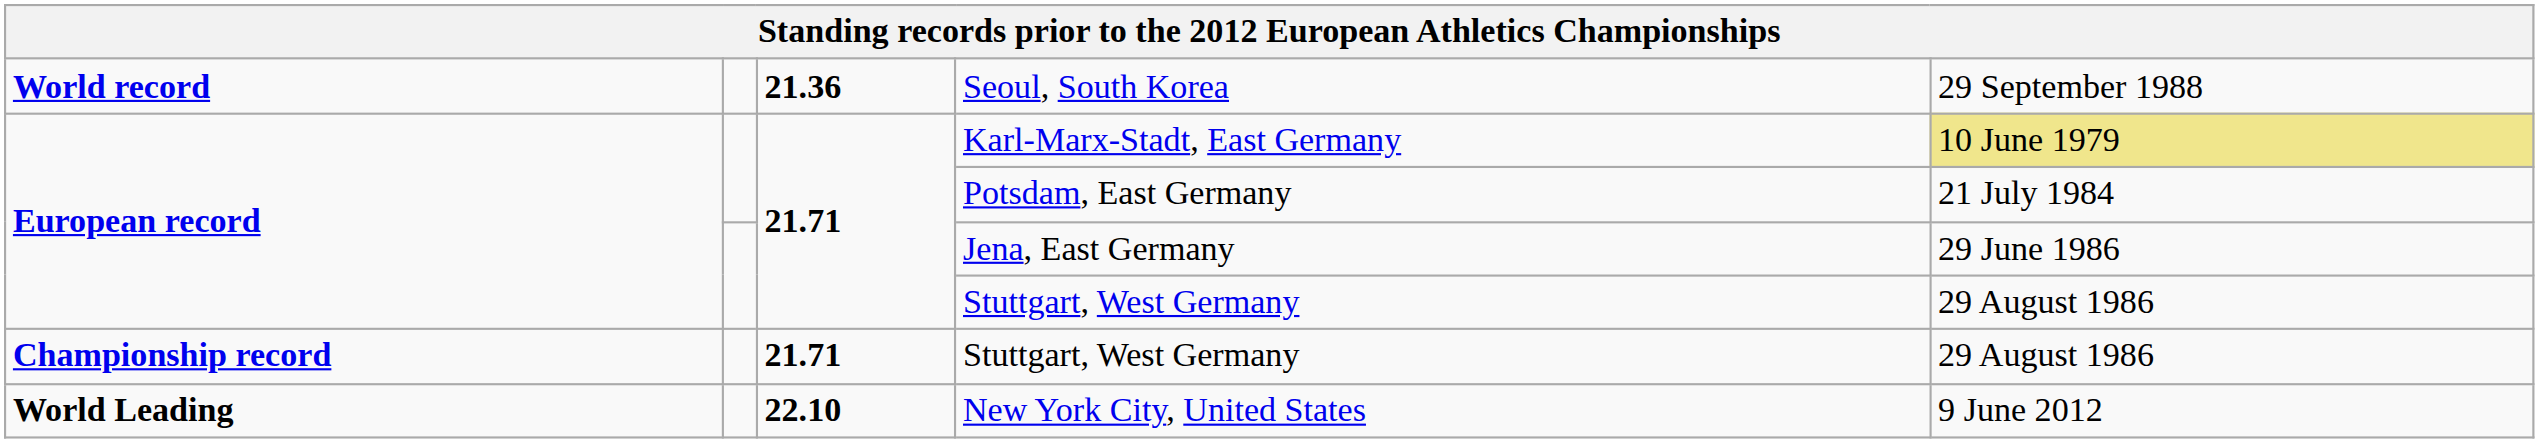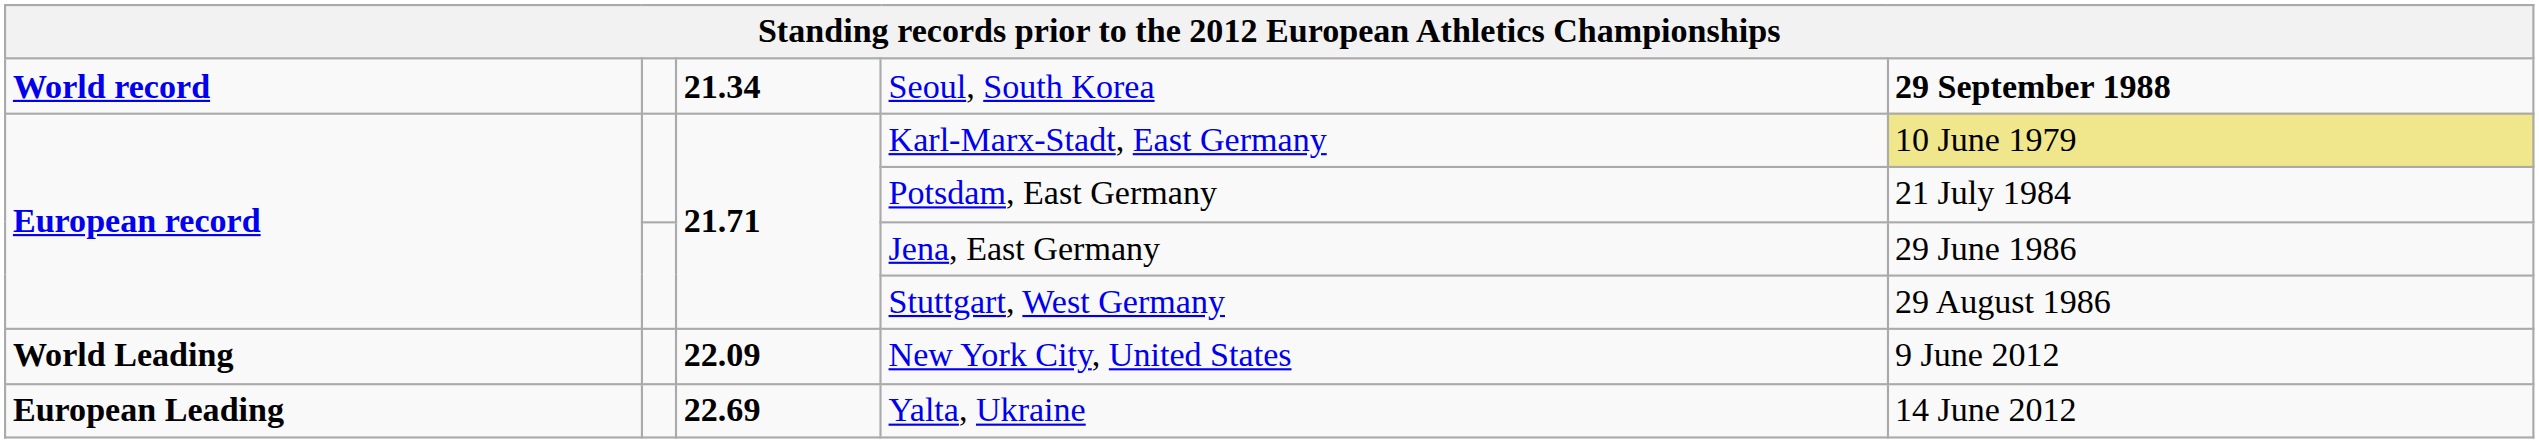(803, 85) 21.36 -> (722, 85) 21.34
(2071, 85) normal -> (2033, 85) bold
- row: (172, 355)
(803, 409) 22.10 -> (722, 355) 22.09
+ row: (148, 409)
